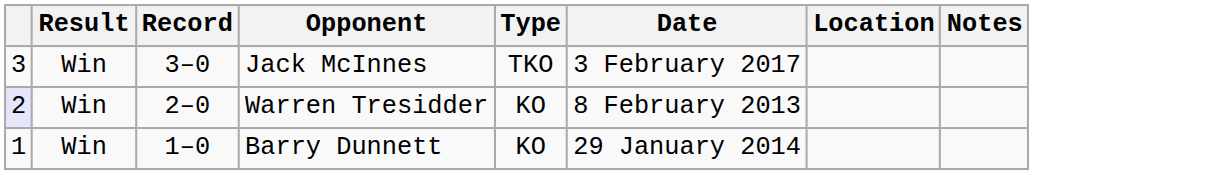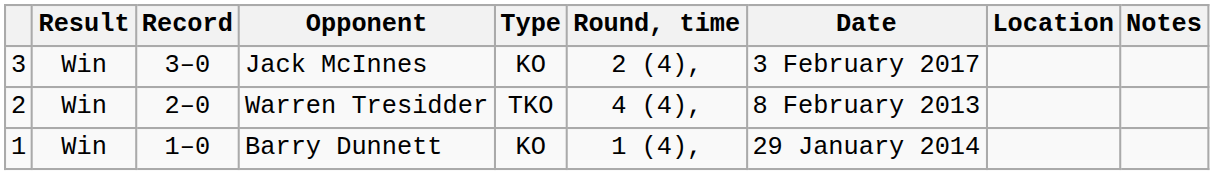+ column: (657, 26)
(531, 67) TKO -> (531, 67) KO
(19, 108) lavender background -> (19, 108) no background
(531, 108) KO -> (531, 108) TKO
